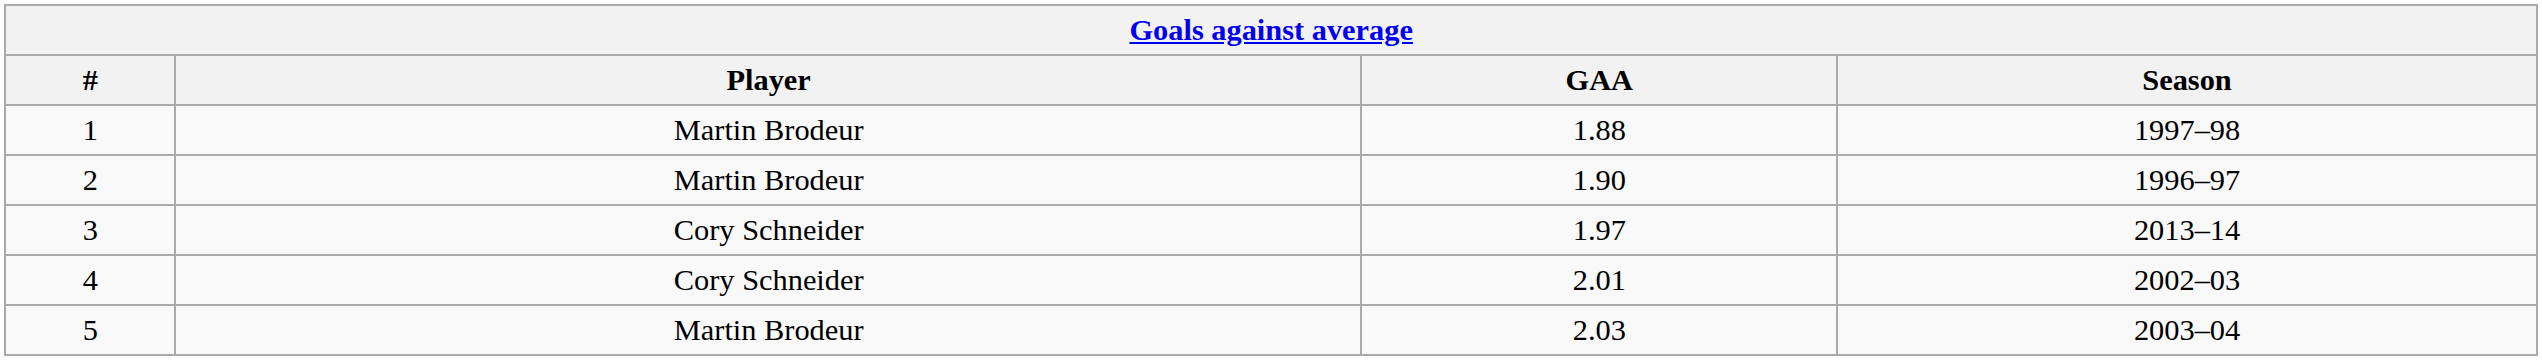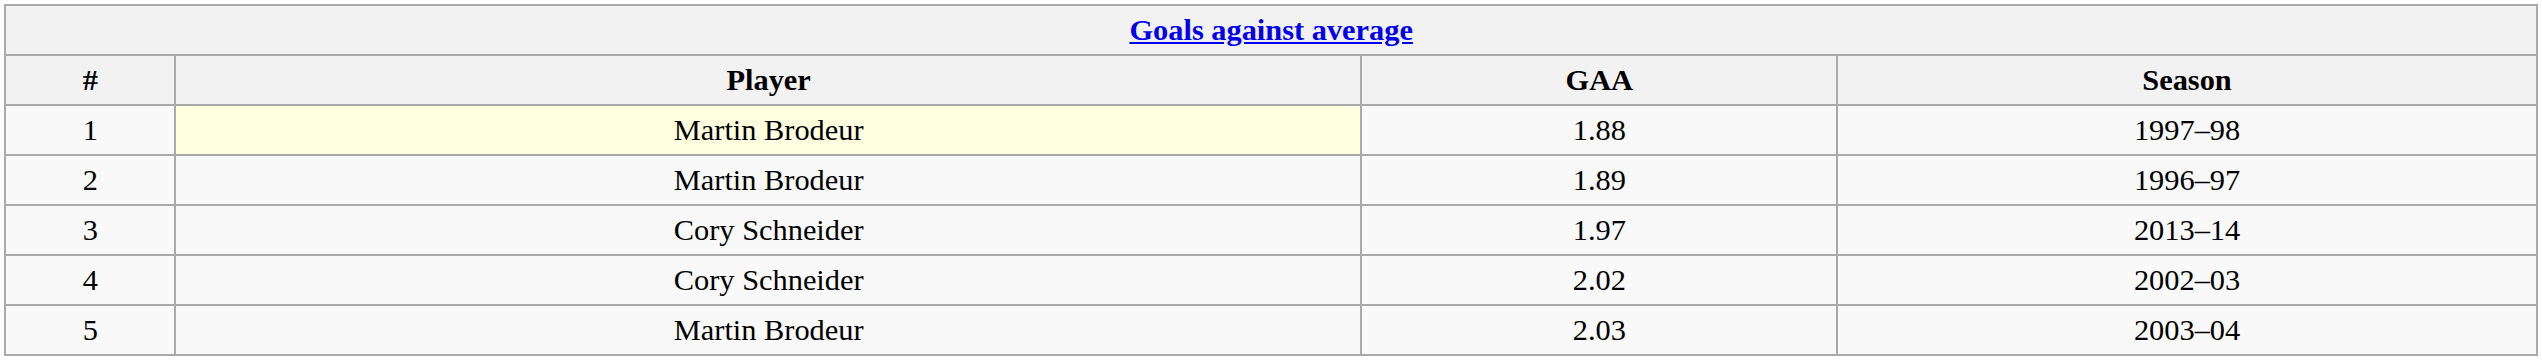(769, 130) no background -> (769, 130) lightyellow background
(1599, 180) 1.90 -> (1599, 180) 1.89
(1599, 280) 2.01 -> (1599, 280) 2.02
